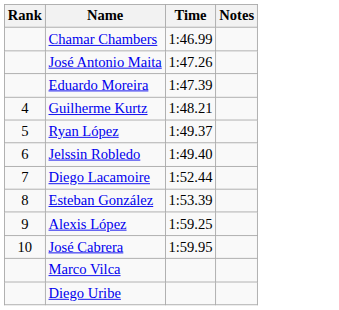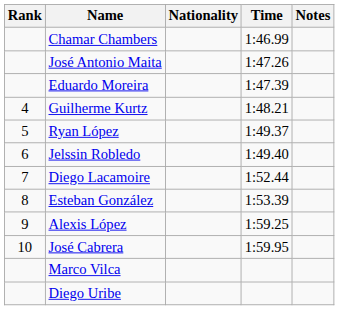+ column: (203, 16)
